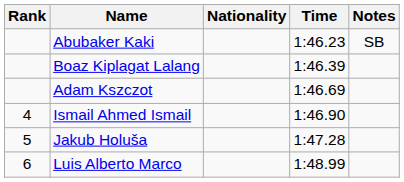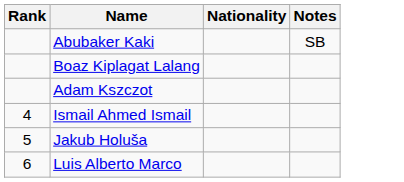- column: (319, 16)
